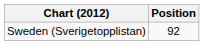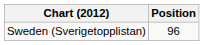(174, 31) 92 -> (174, 31) 96
